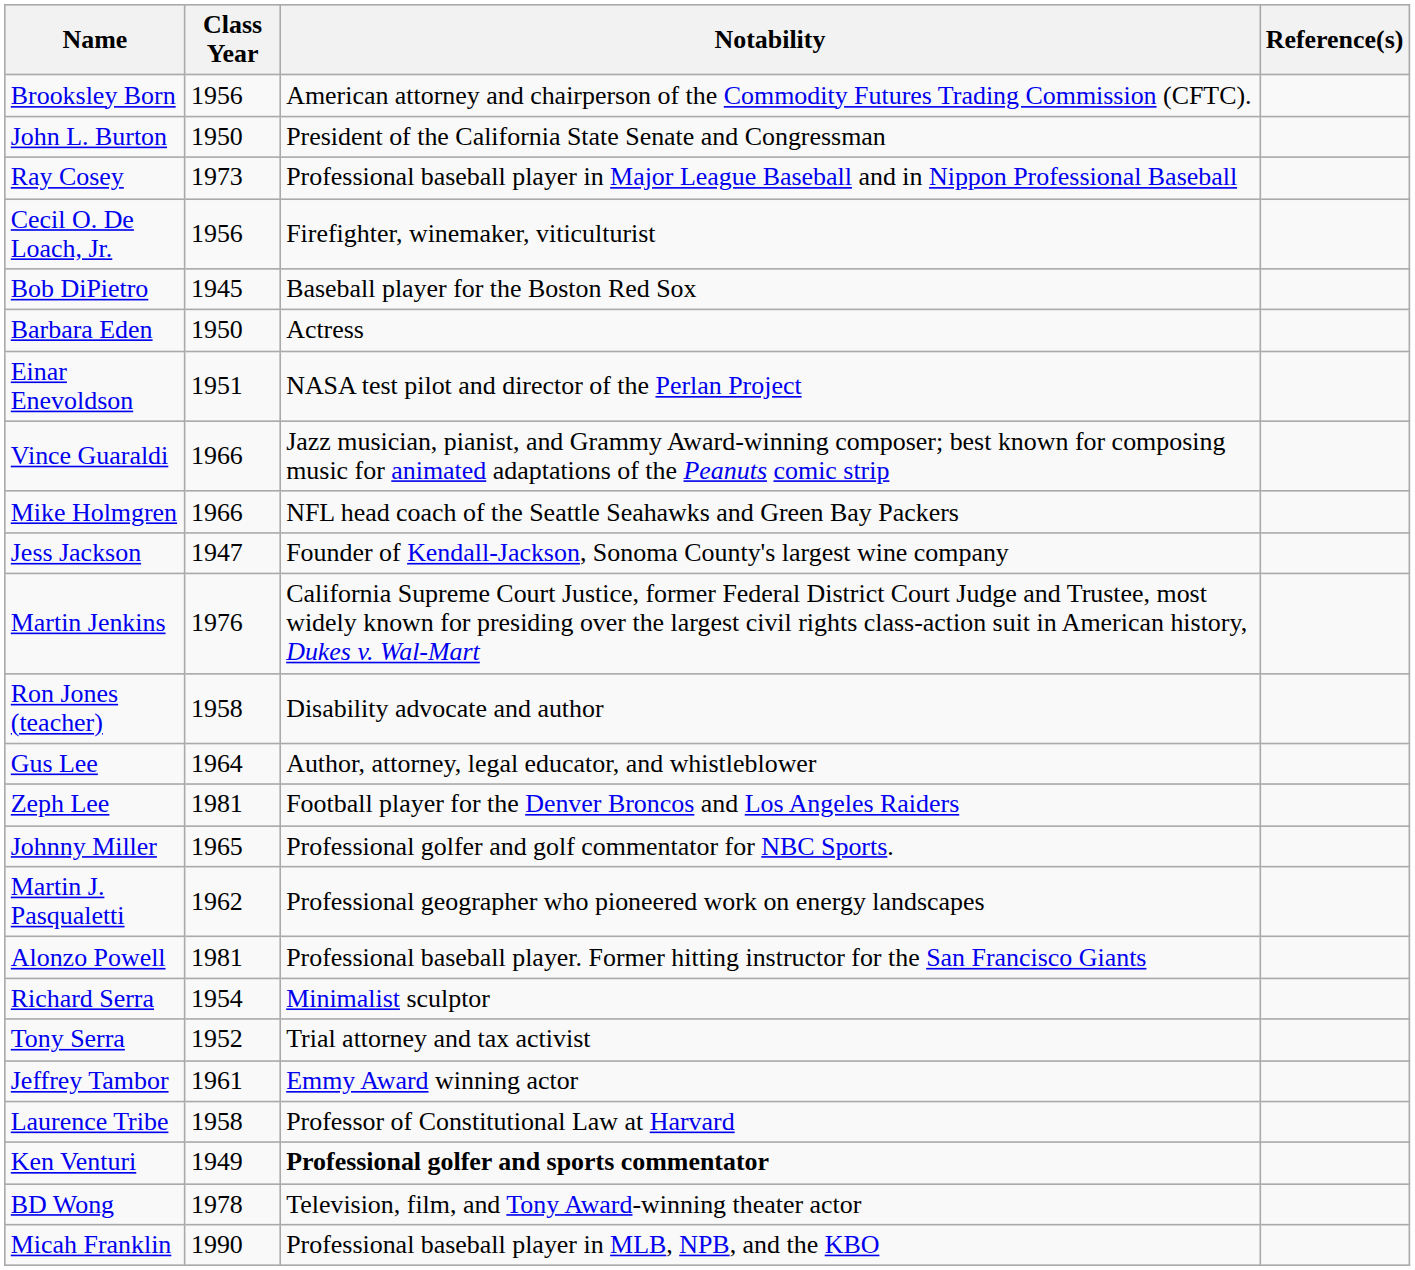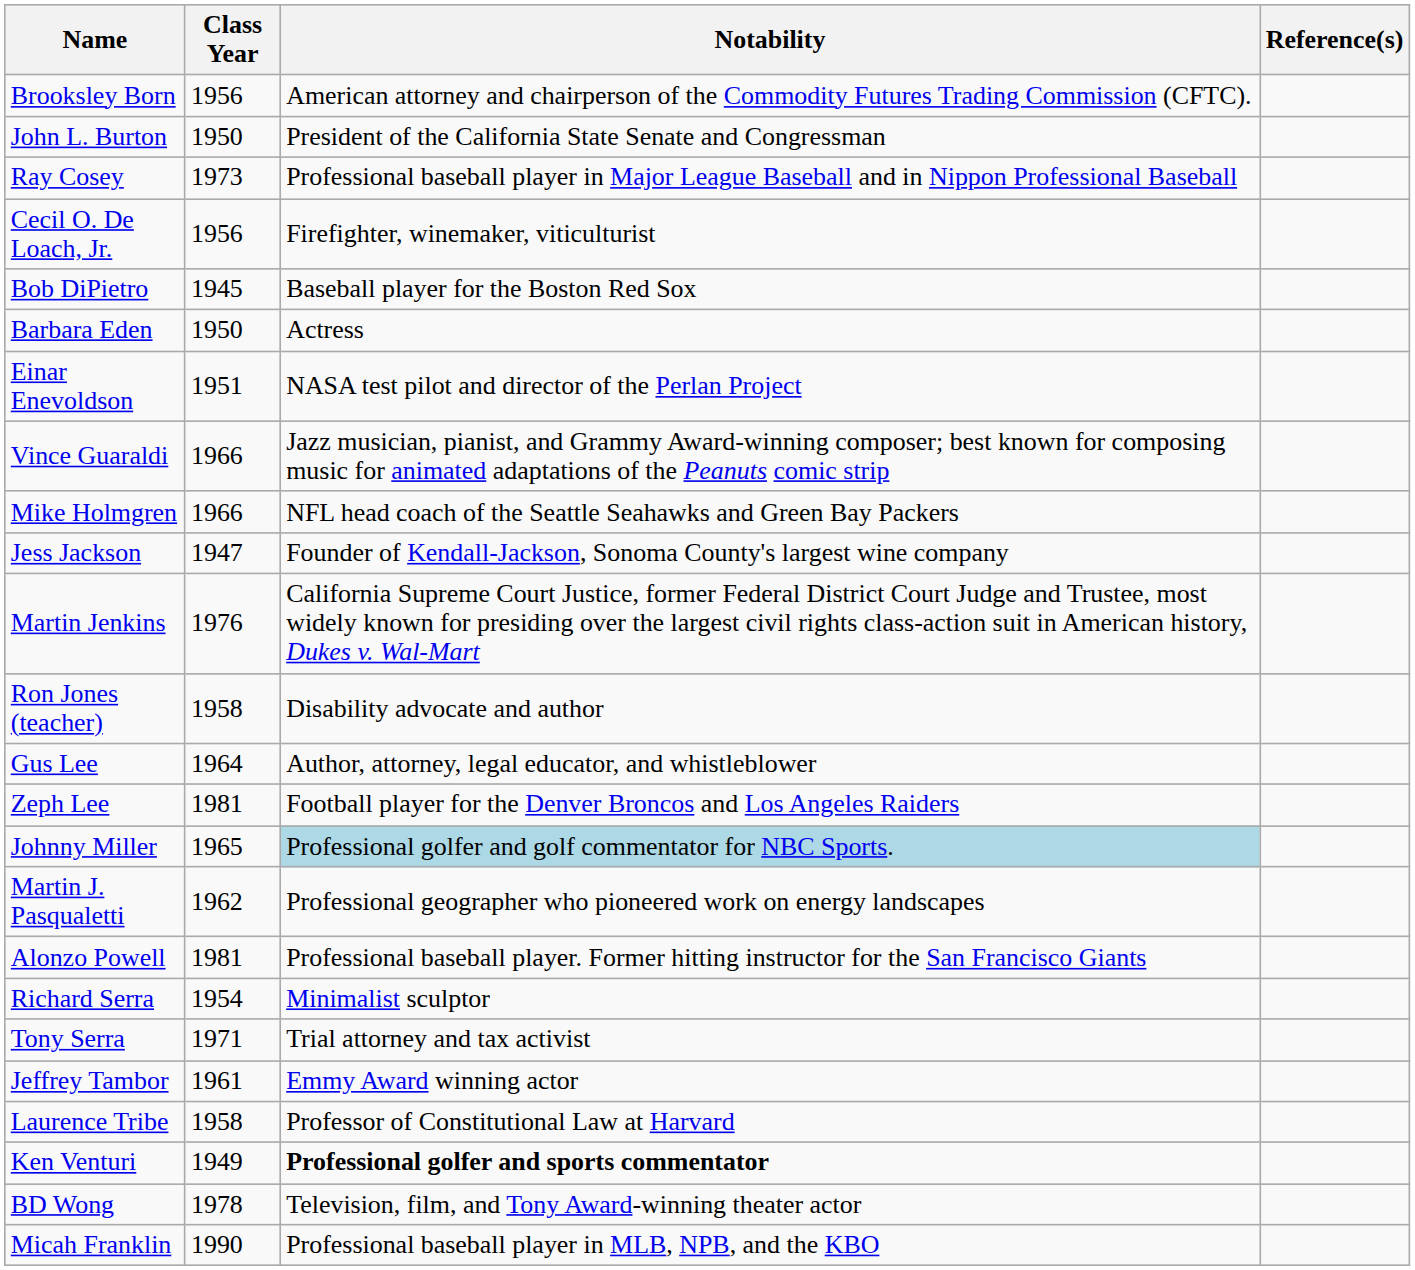(590, 845) no background -> (590, 845) lightblue background
(217, 1039) 1952 -> (217, 1039) 1971
